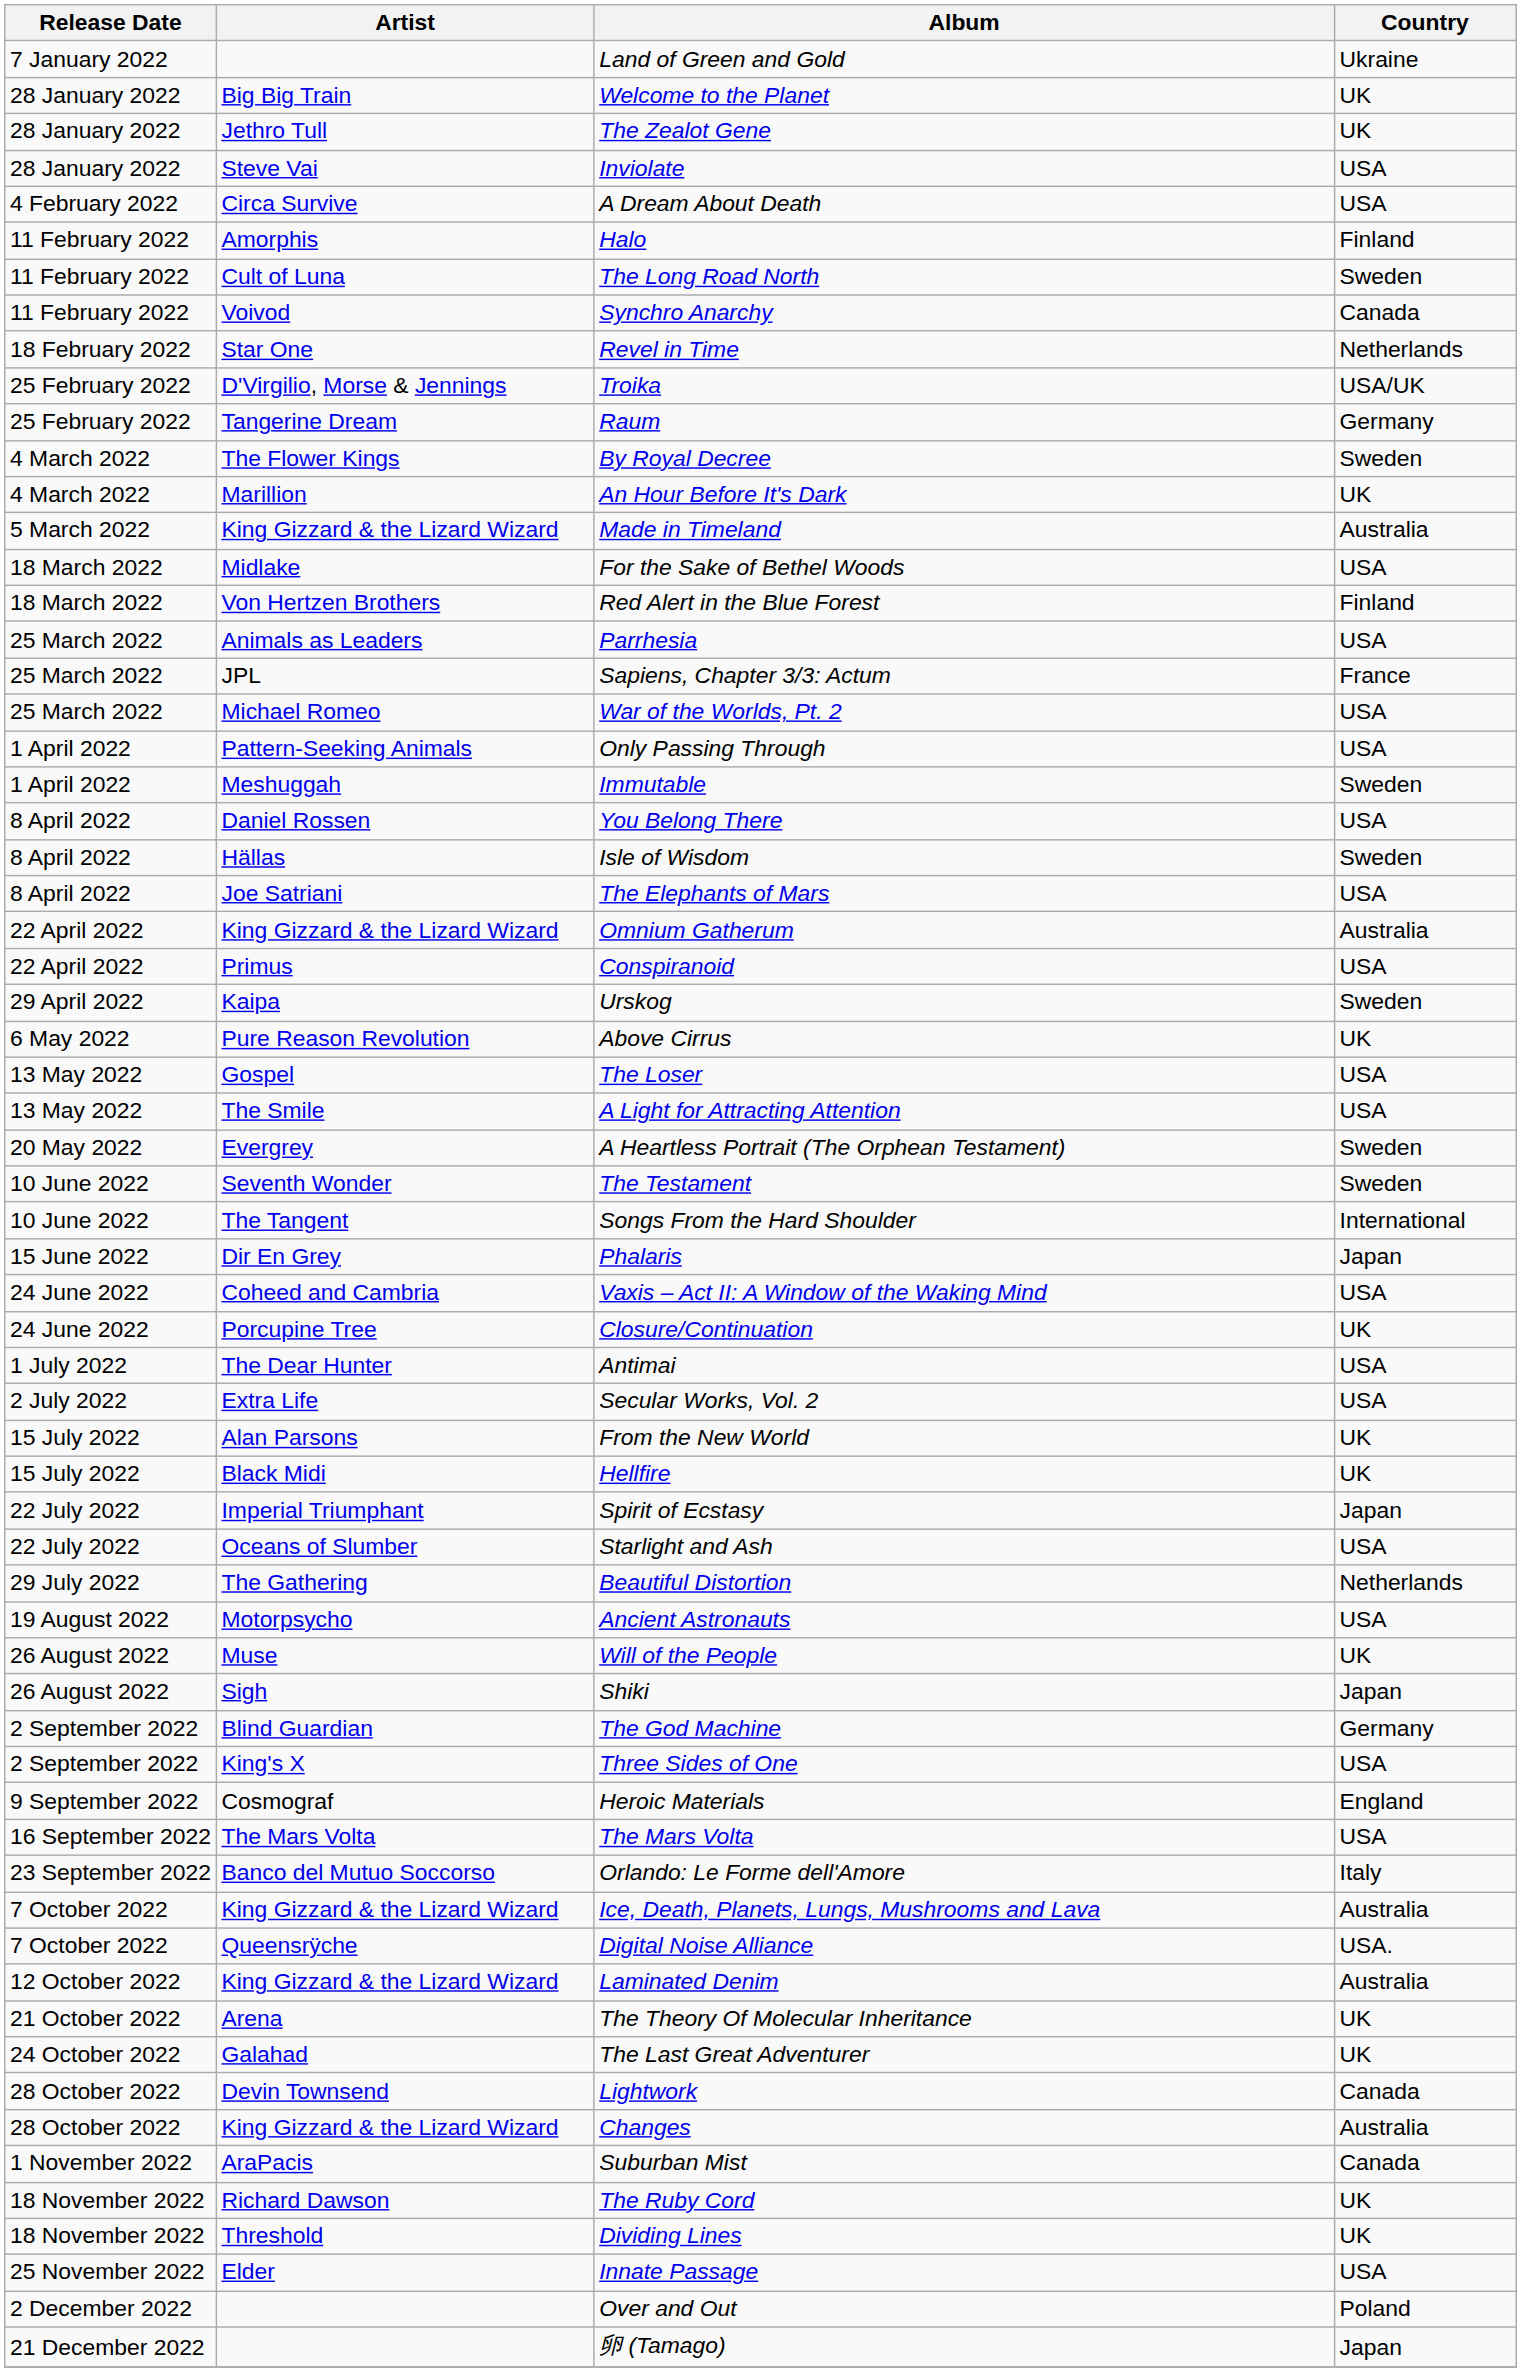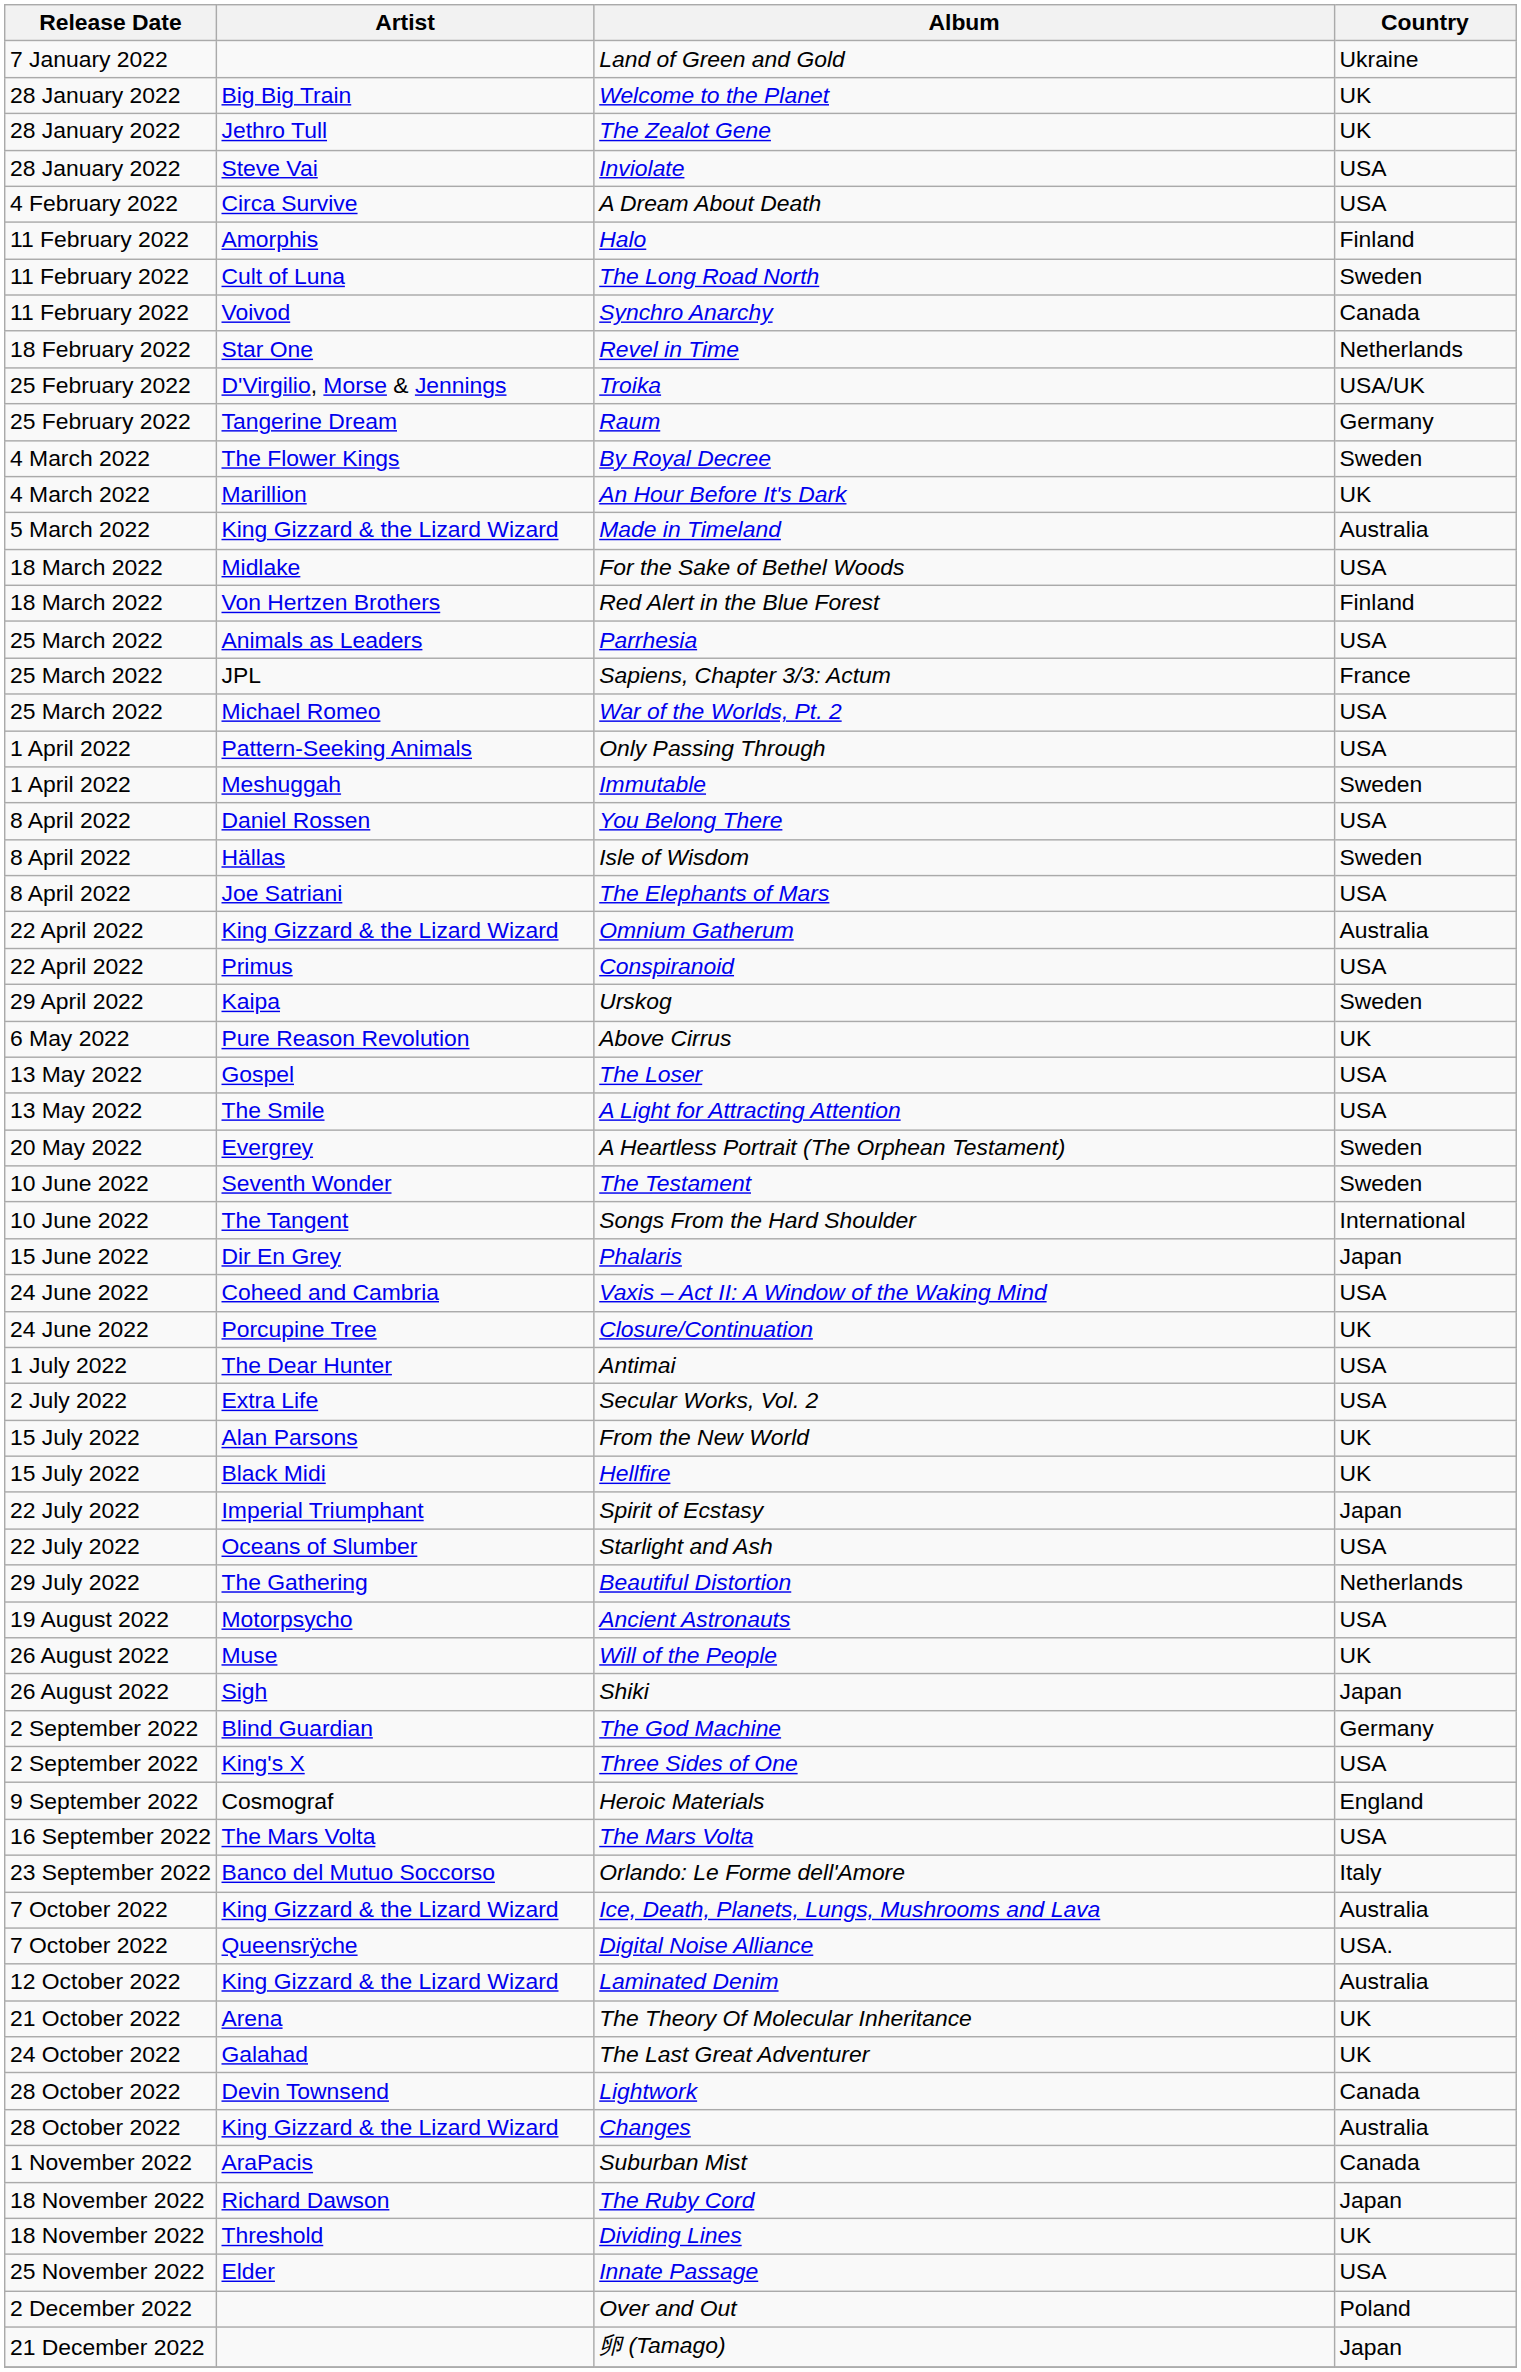(1355, 2199) UK -> (1371, 2199) Japan
